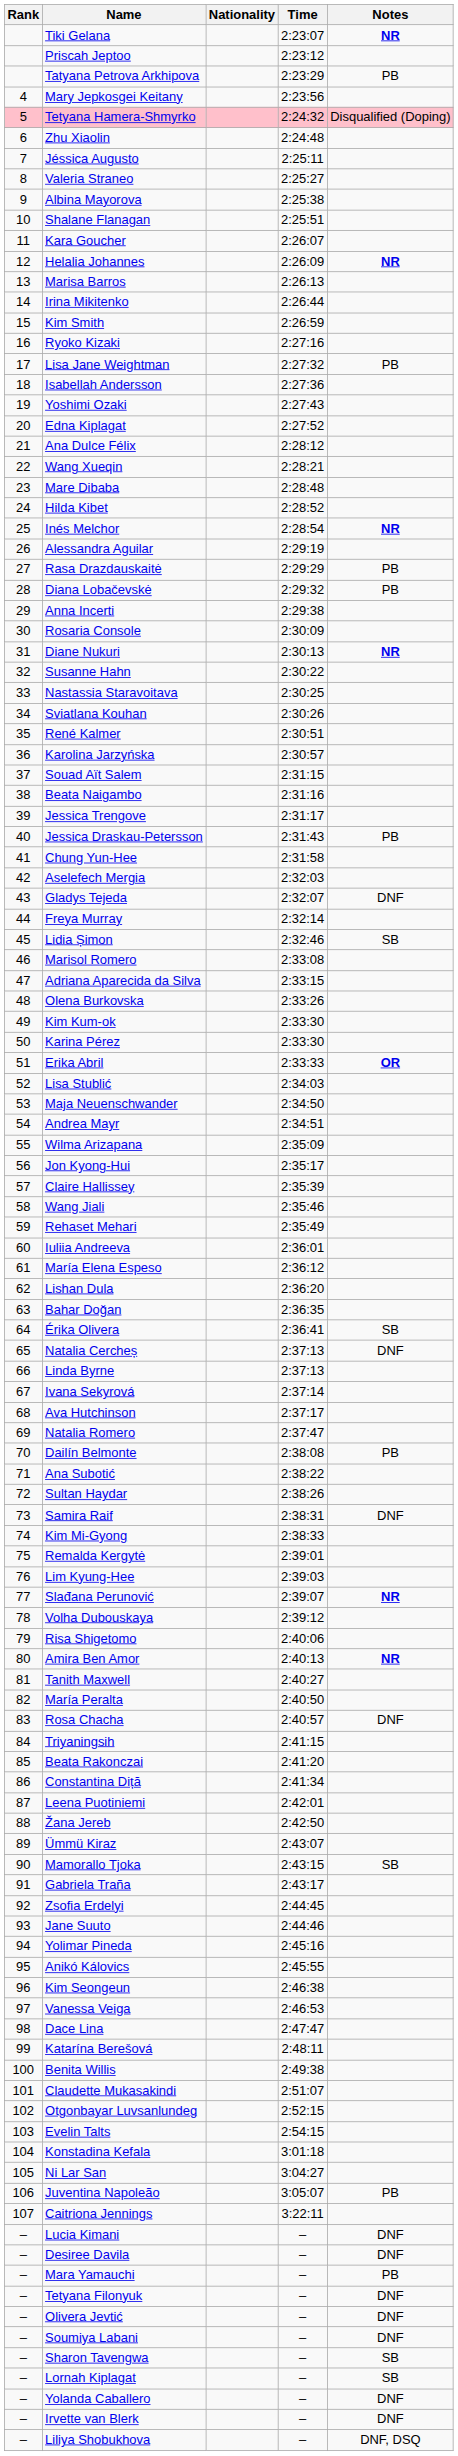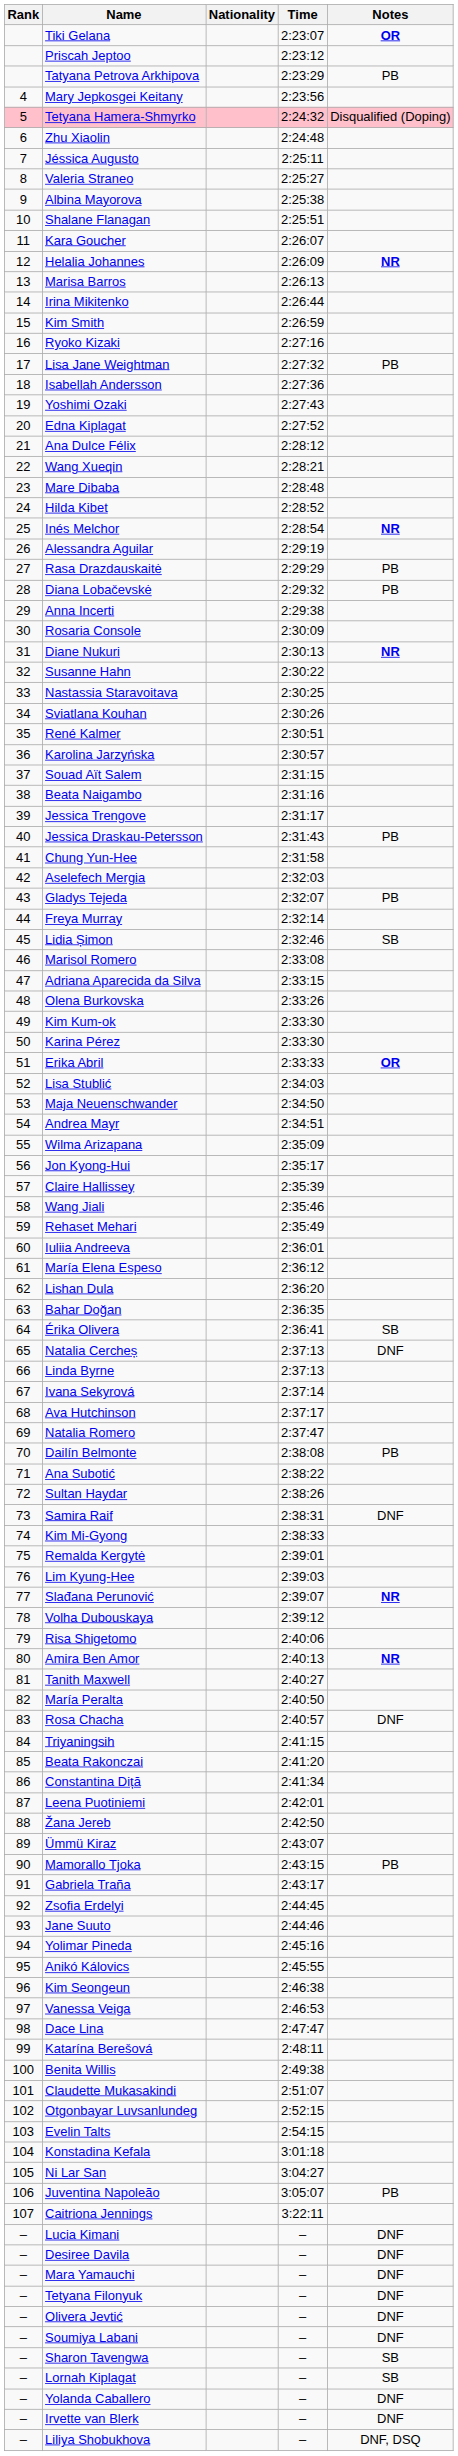(390, 35) NR -> (390, 35) OR
(390, 898) DNF -> (390, 898) PB
(390, 1864) SB -> (390, 1864) PB
(390, 2275) PB -> (390, 2275) DNF
